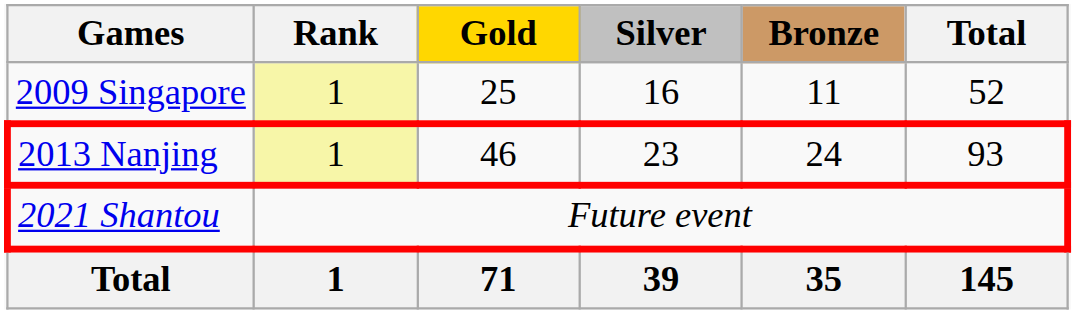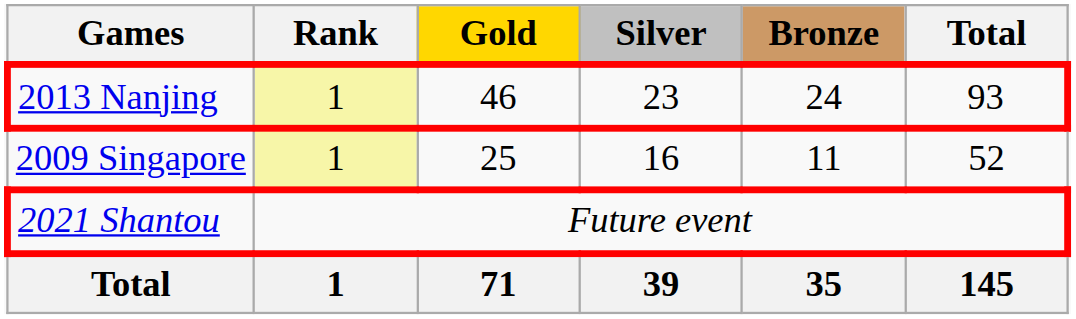rows swapped: (131, 91) <-> (118, 153)
